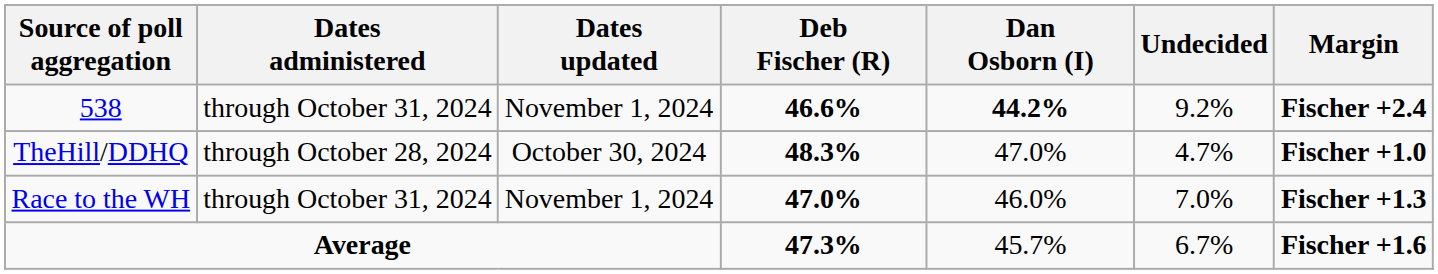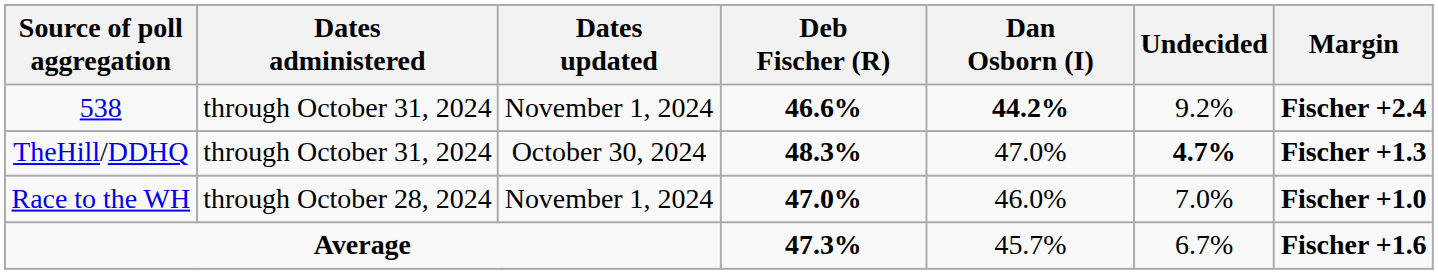(347, 153) through October 28, 2024 -> (347, 153) through October 31, 2024
(1204, 153) normal -> (1204, 153) bold
(1354, 153) Fischer +1.0 -> (1354, 153) Fischer +1.3
(347, 199) through October 31, 2024 -> (347, 199) through October 28, 2024
(1354, 199) Fischer +1.3 -> (1354, 199) Fischer +1.0
